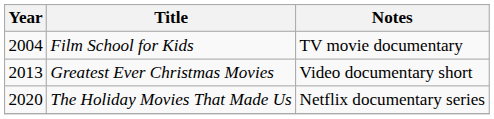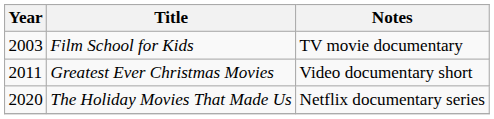(26, 45) 2004 -> (26, 45) 2003
(26, 72) 2013 -> (25, 72) 2011
